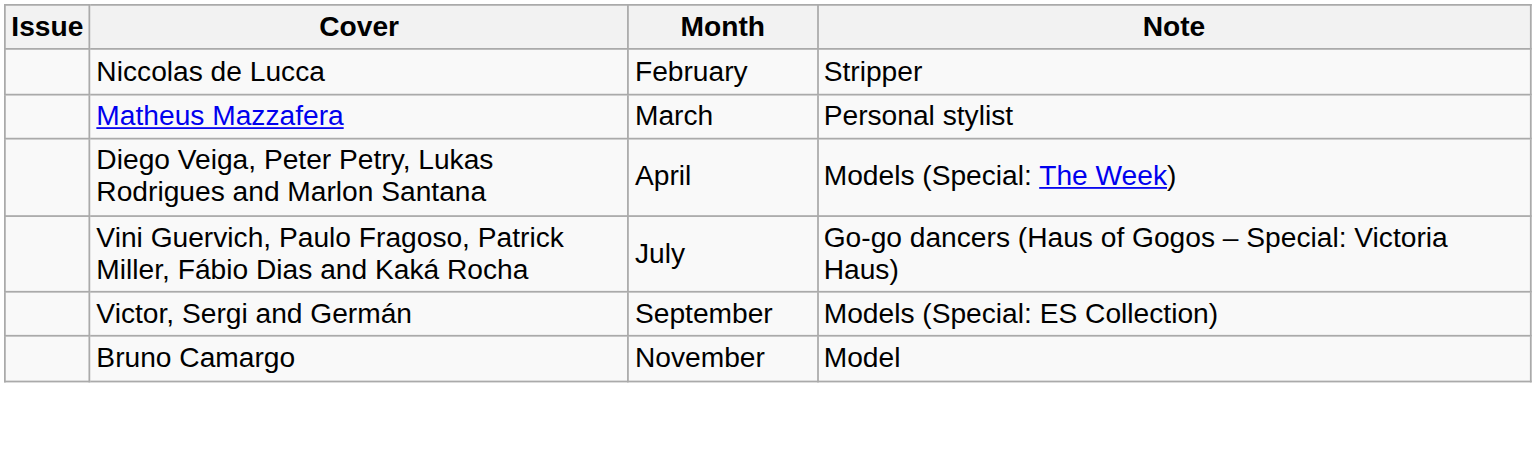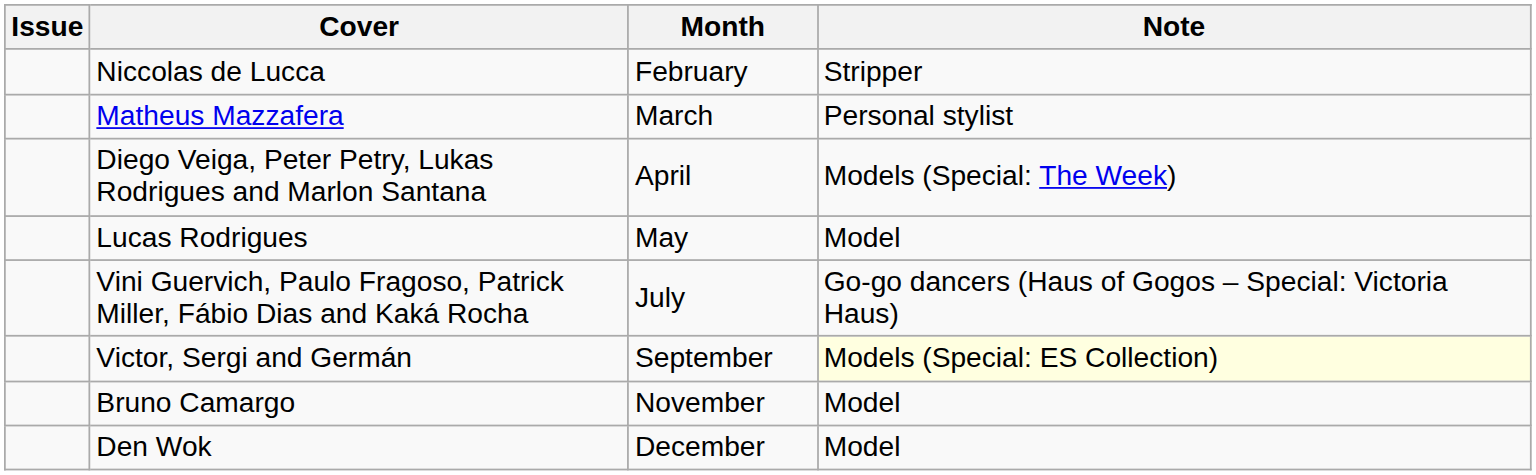+ row: (202, 237)
(1021, 313) no background -> (1021, 358) lightyellow background
+ row: (154, 447)
